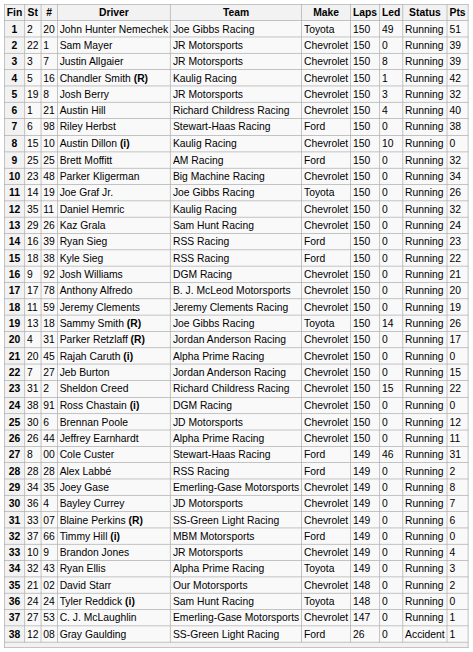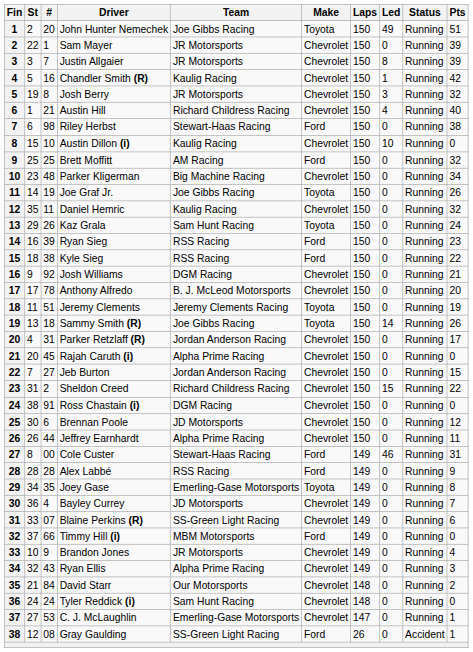(326, 225) Chevrolet -> (319, 225) Toyota
(49, 307) 59 -> (49, 307) 51
(326, 307) Chevrolet -> (319, 307) Toyota
(452, 471) 2 -> (452, 471) 9
(326, 487) Chevrolet -> (319, 487) Toyota
(319, 569) Toyota -> (326, 569) Chevrolet
(49, 585) 02 -> (49, 585) 84
(319, 602) Toyota -> (326, 602) Chevrolet
